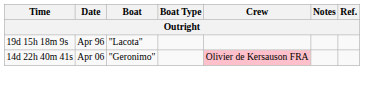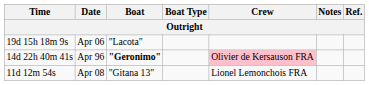(91, 42) Apr 96 -> (91, 42) Apr 06
(91, 57) Apr 06 -> (91, 57) Apr 96
(132, 57) normal -> (135, 57) bold
+ row: (31, 73)
